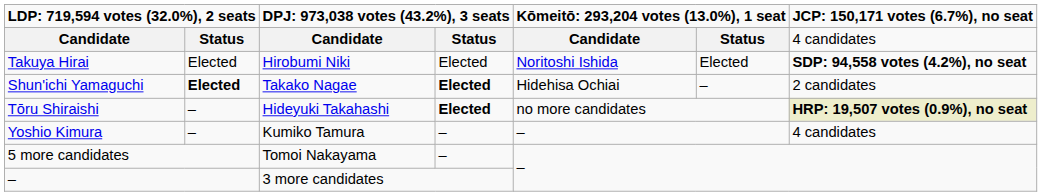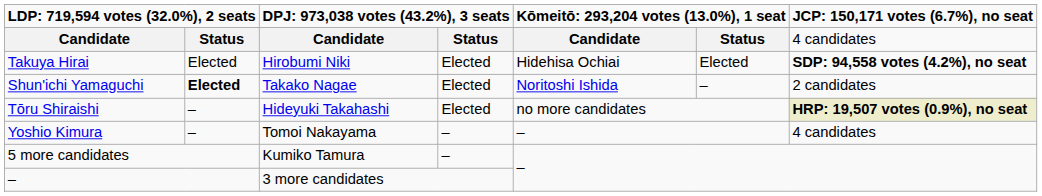(567, 62) Noritoshi Ishida -> (568, 62) Hidehisa Ochiai
(465, 86) bold -> (466, 86) normal
(568, 86) Hidehisa Ochiai -> (567, 86) Noritoshi Ishida
(465, 109) bold -> (466, 109) normal
(314, 132) Kumiko Tamura -> (319, 132) Tomoi Nakayama
(319, 156) Tomoi Nakayama -> (314, 156) Kumiko Tamura
